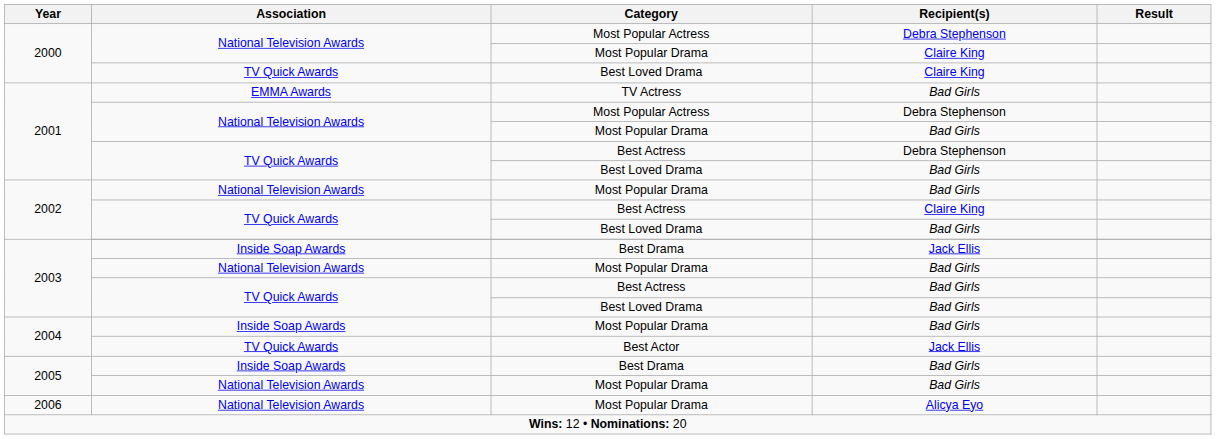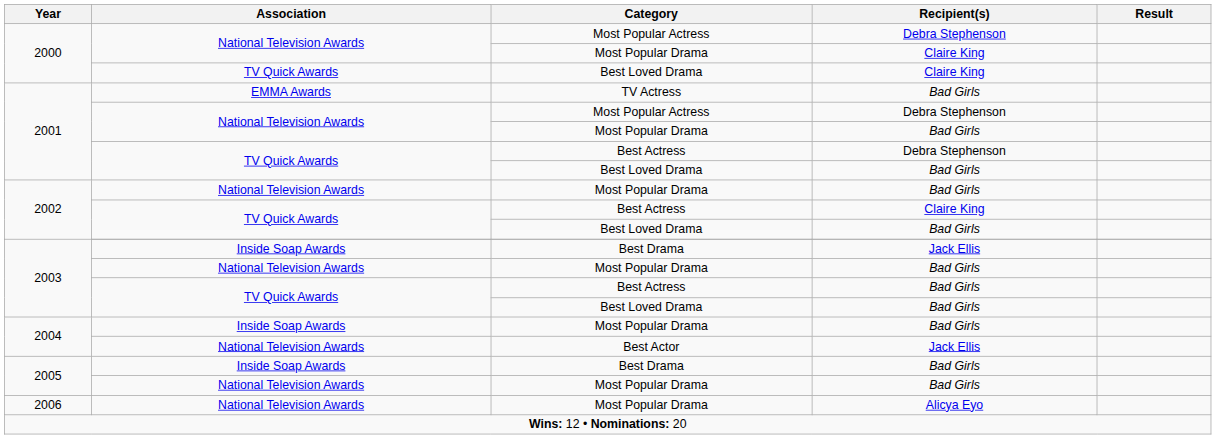(291, 346) TV Quick Awards -> (291, 346) National Television Awards
